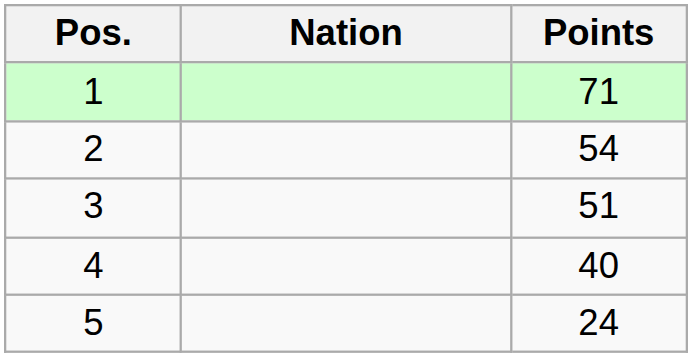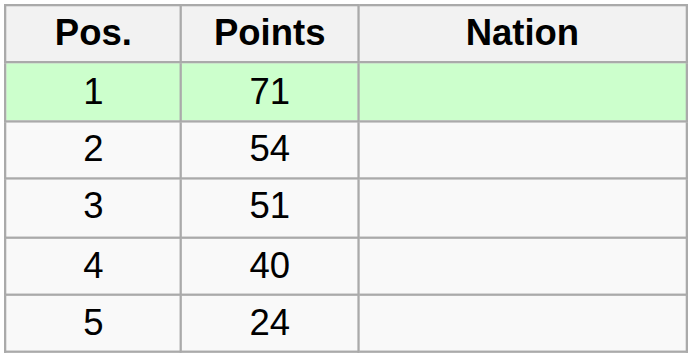columns swapped: (346, 33) <-> (599, 33)
